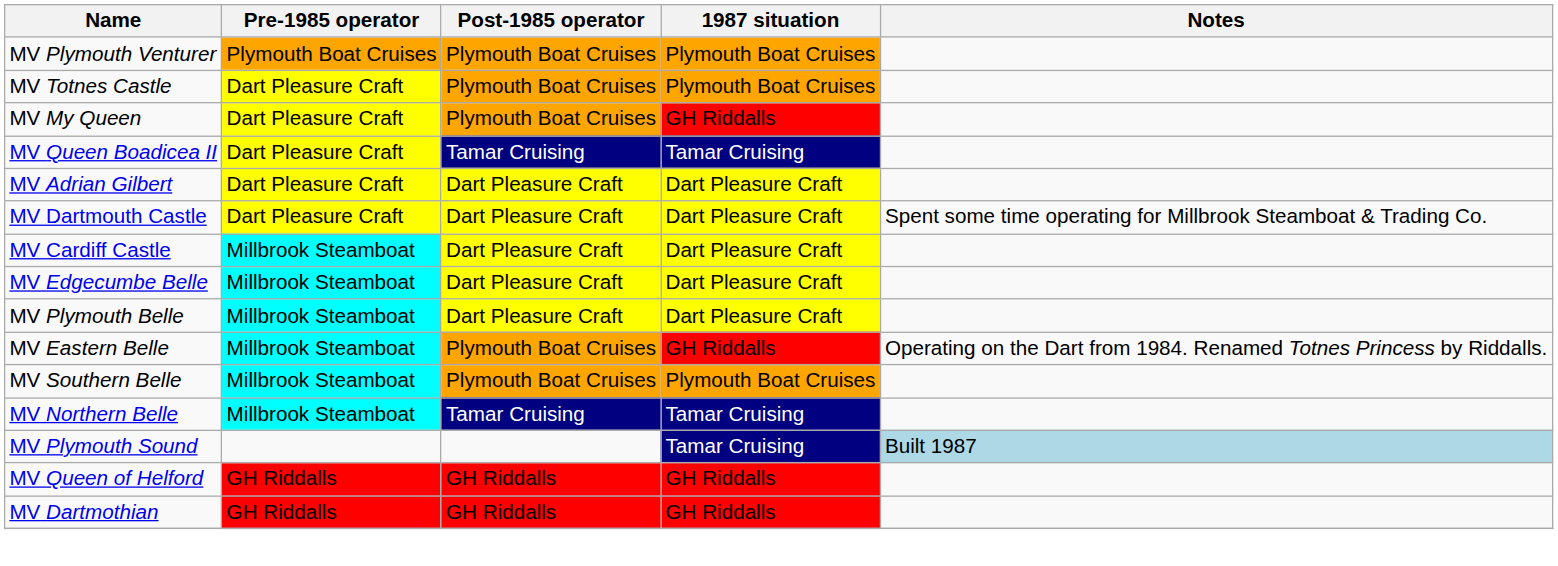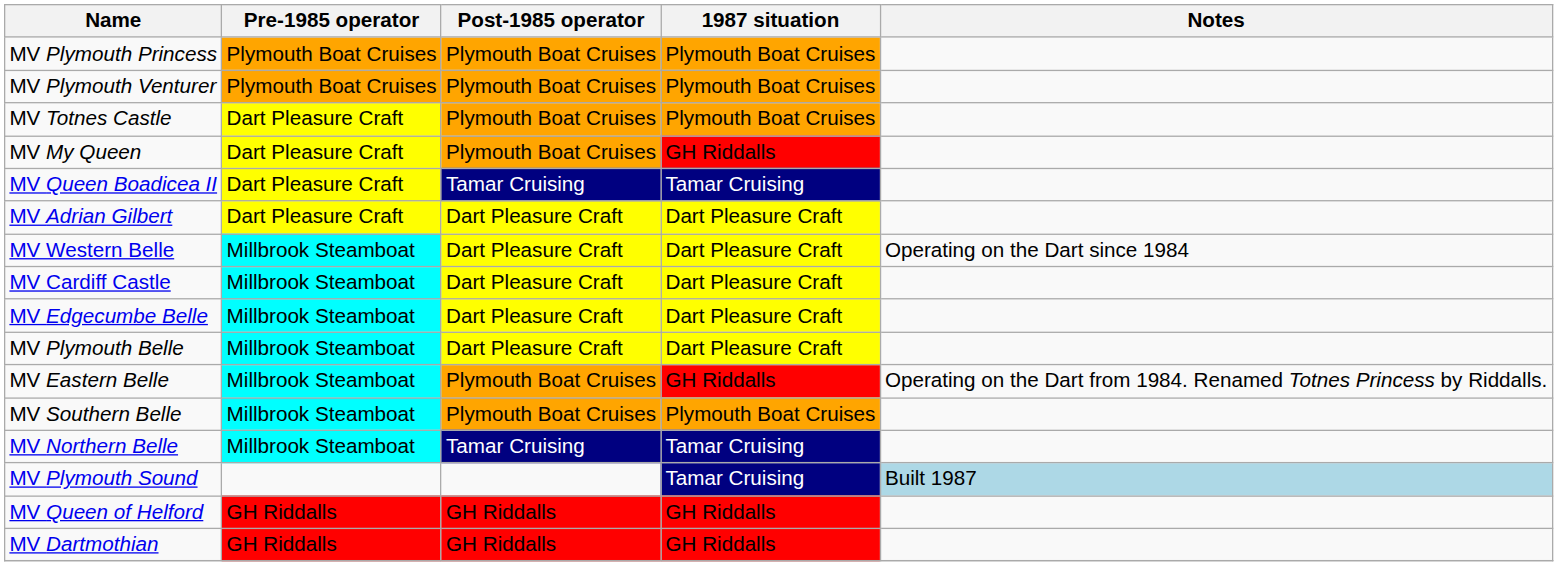+ row: (113, 53)
- row: (108, 217)
+ row: (92, 250)
